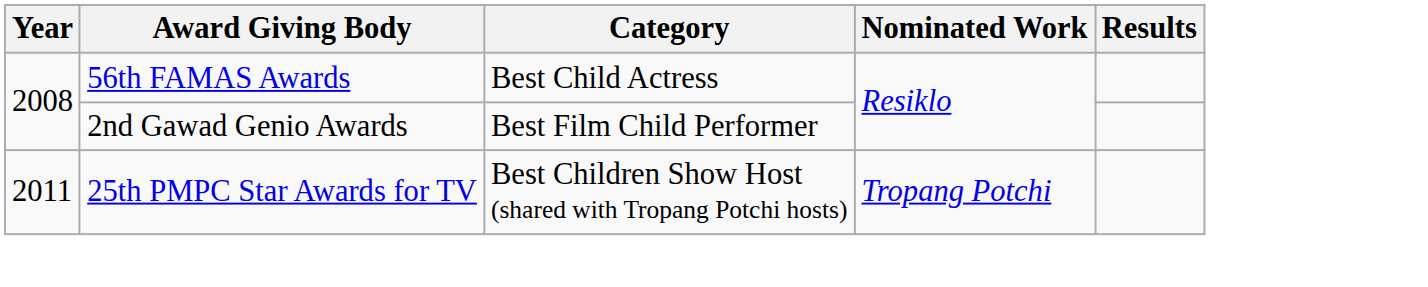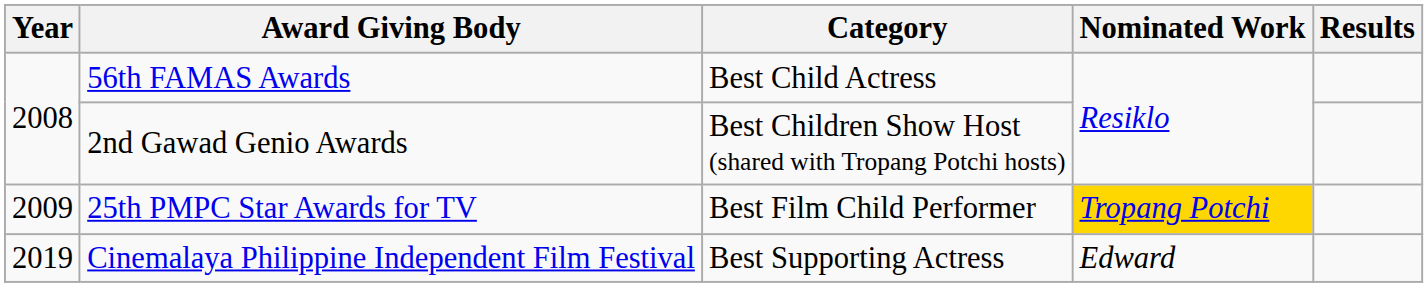(654, 125) Best Film Child Performer -> (887, 142) Best Children Show Host (shared with Tropang Potchi hosts)
(42, 191) 2011 -> (43, 208) 2009
(669, 191) Best Children Show Host (shared with Tropang Potchi hosts) -> (872, 208) Best Film Child Performer
(956, 191) no background -> (1174, 208) gold background
+ row: (391, 256)
